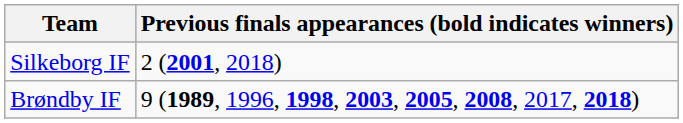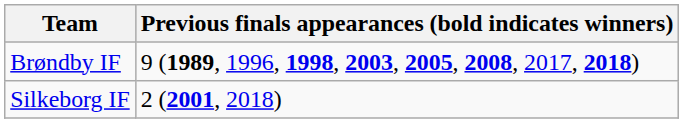rows swapped: (66, 99) <-> (70, 61)
